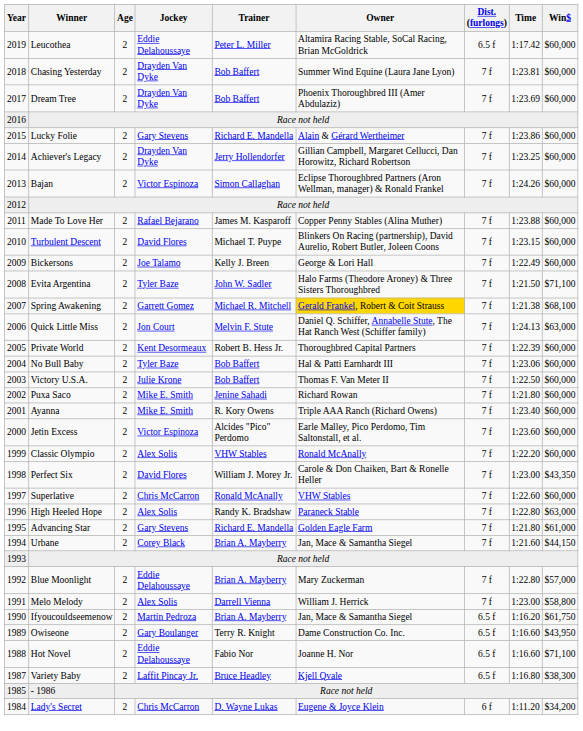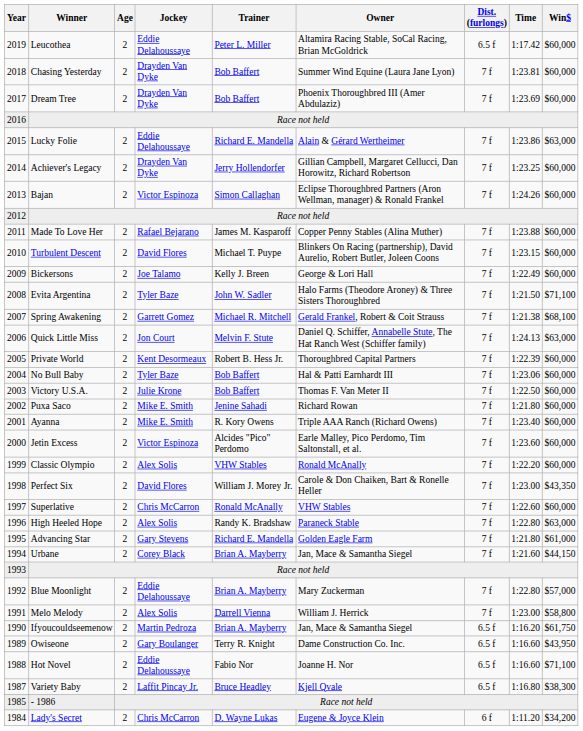(163, 135) Gary Stevens -> (164, 141) Eddie Delahoussaye
(560, 135) $60,000 -> (560, 141) $63,000
(371, 306) gold background -> (371, 317) no background
